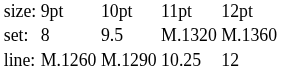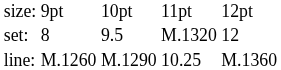(249, 35) M.1360 -> (230, 35) 12
(230, 60) 12 -> (249, 60) M.1360
